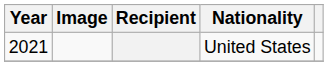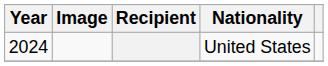(28, 46) 2021 -> (28, 46) 2024
